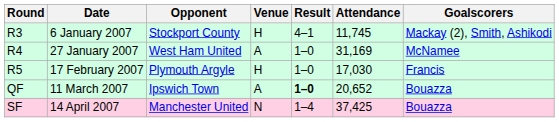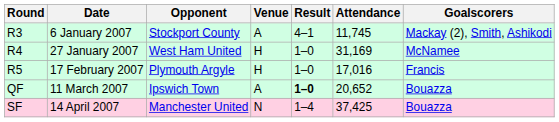(258, 32) H -> (258, 32) A
(258, 51) A -> (258, 51) H
(354, 70) 17,030 -> (354, 70) 17,016
